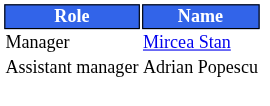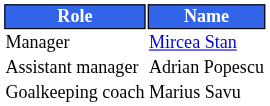+ row: (75, 92)
